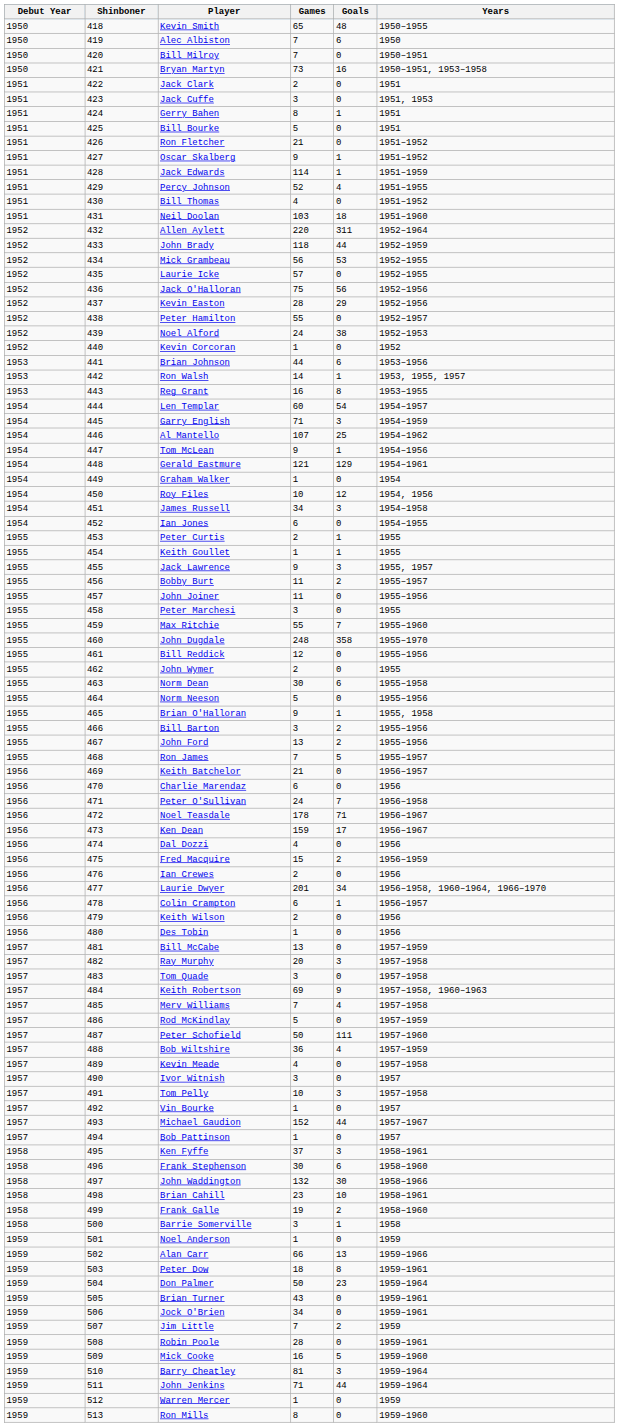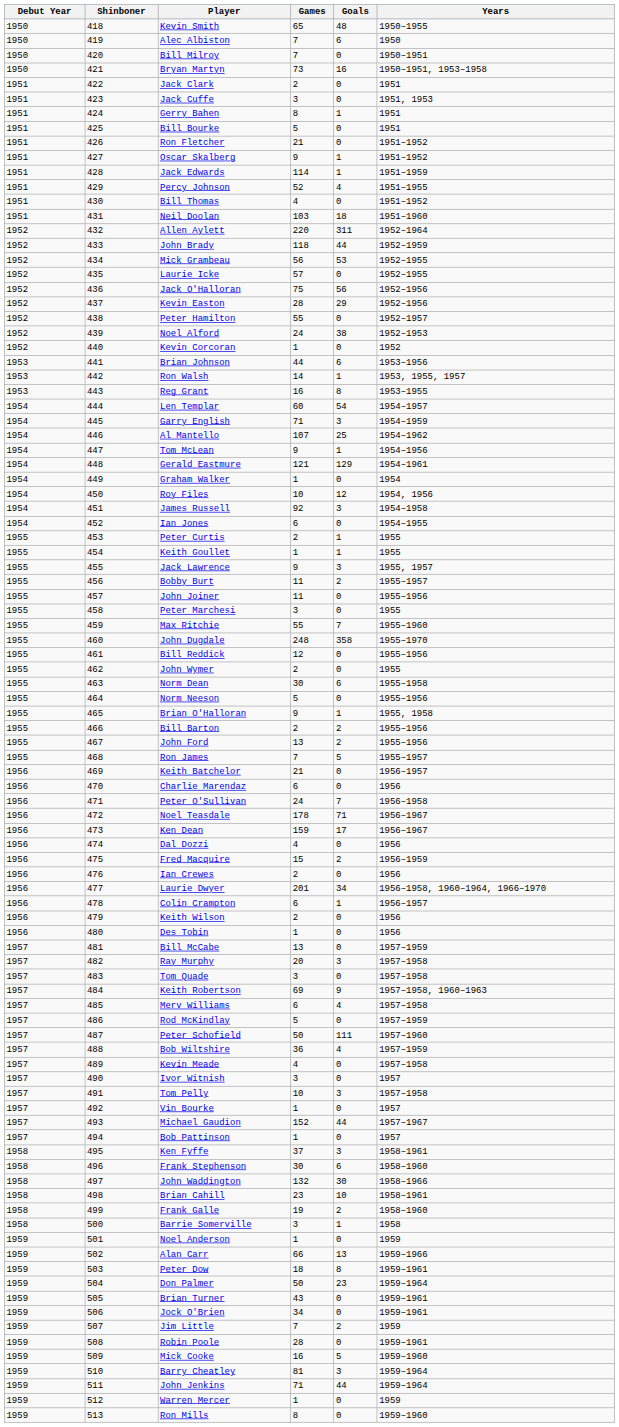(298, 509) 34 -> (298, 509) 92
(295, 728) 3 -> (295, 728) 2
(295, 1006) 7 -> (295, 1006) 6
